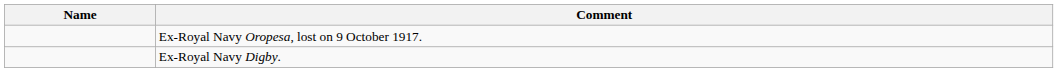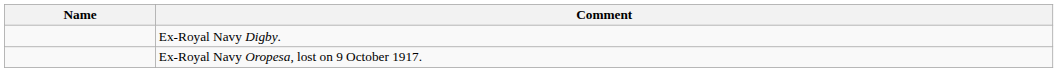rows swapped: (220, 57) <-> (290, 36)
